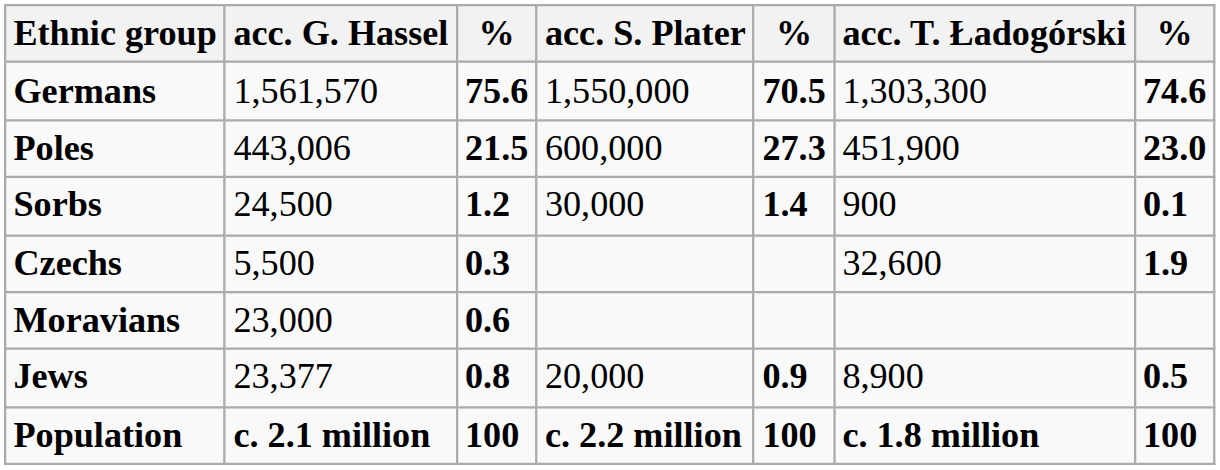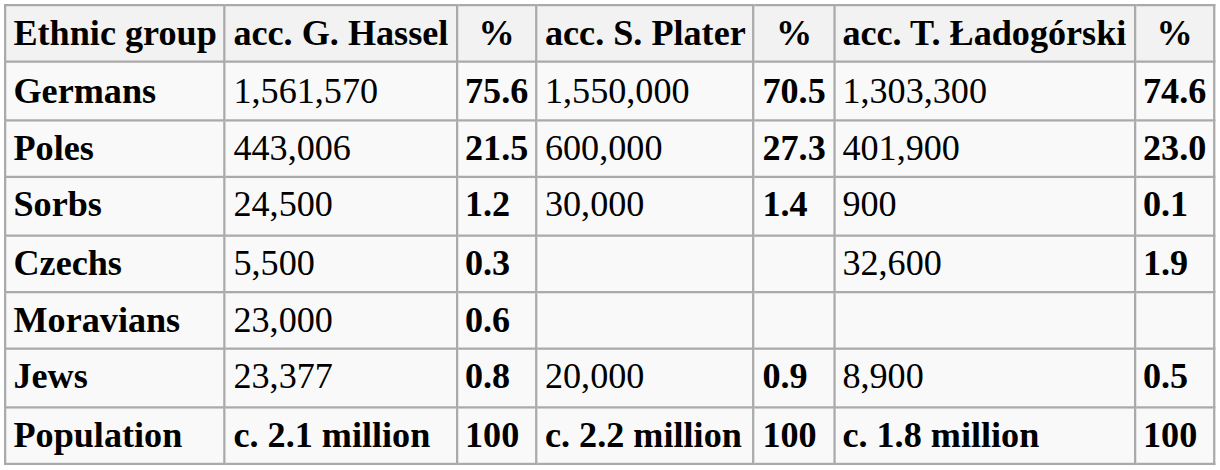(901, 147) 451,900 -> (901, 147) 401,900
